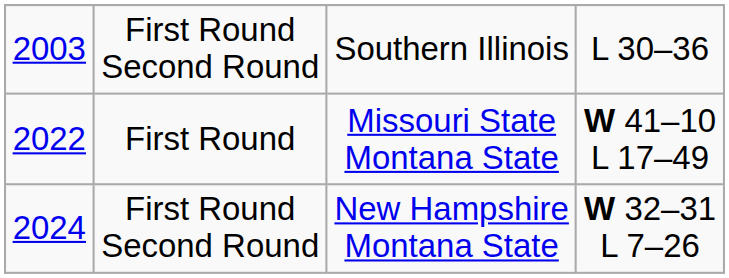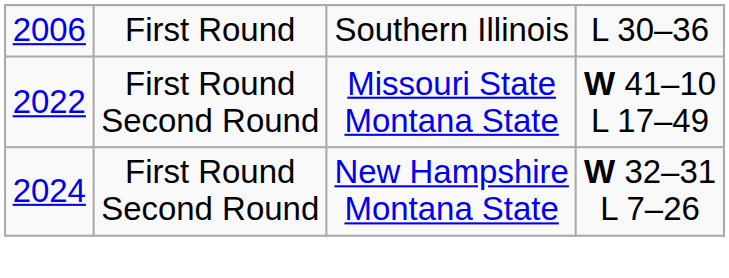(49, 49) 2003 -> (49, 30) 2006
(210, 49) First Round Second Round -> (210, 30) First Round
(210, 138) First Round -> (210, 101) First Round Second Round
